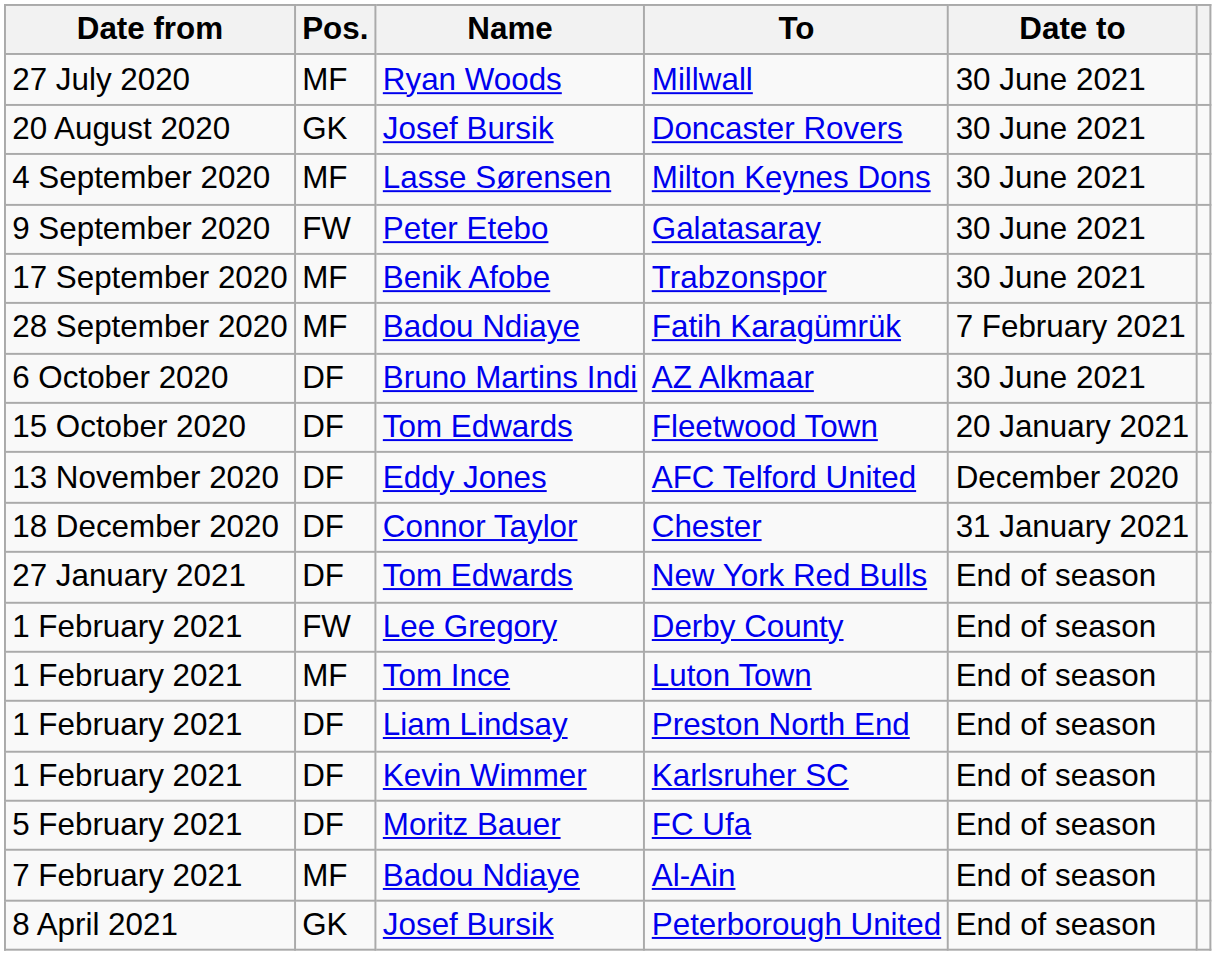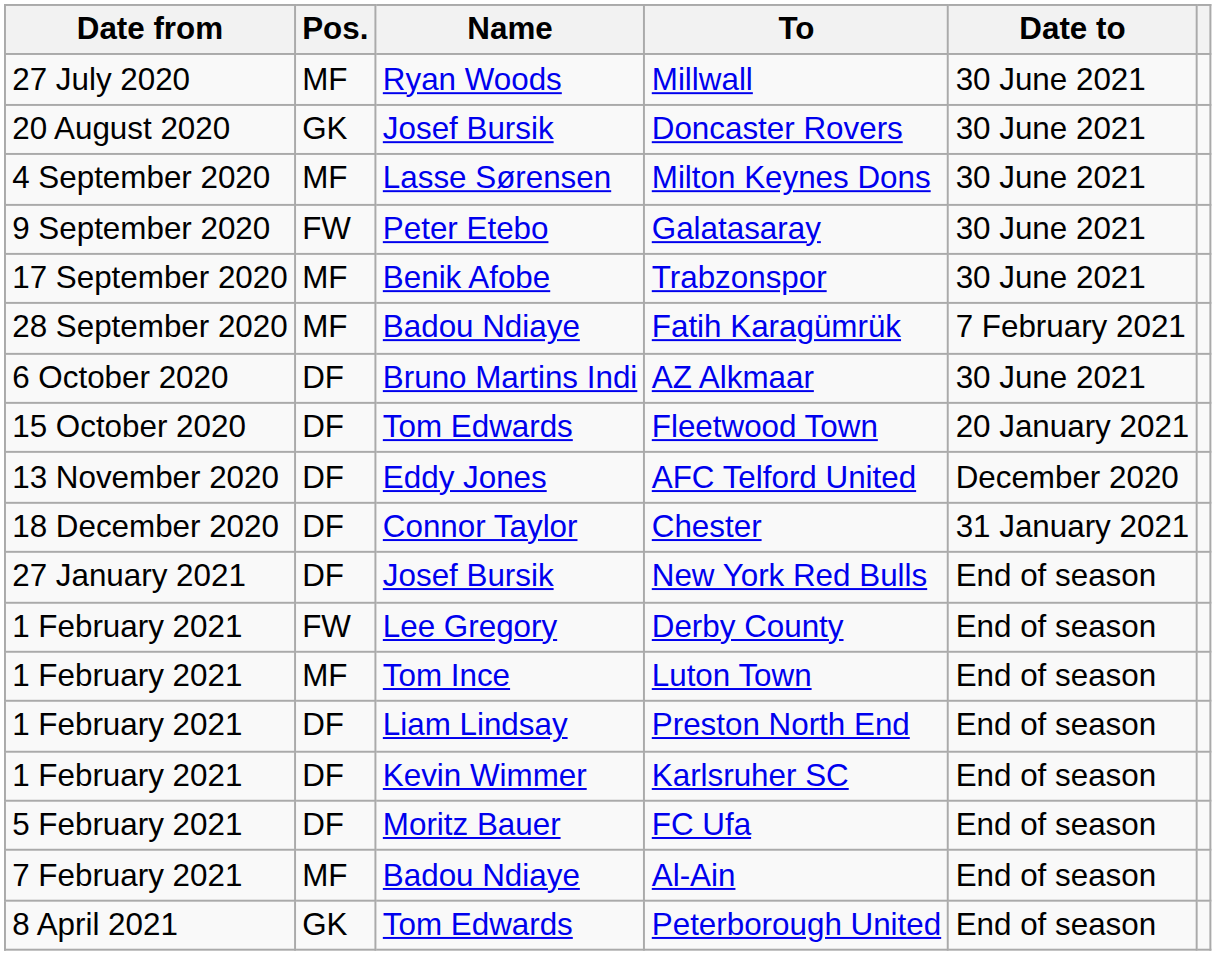(478, 576) Tom Edwards -> (468, 576) Josef Bursik
(468, 924) Josef Bursik -> (478, 924) Tom Edwards
